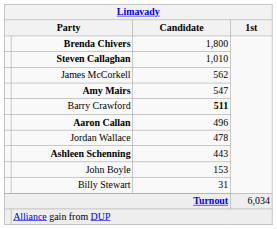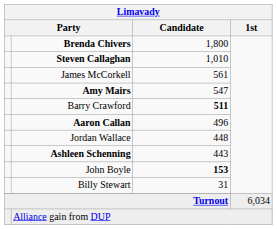(221, 75) 562 -> (221, 75) 561
(221, 138) 478 -> (221, 138) 448
(221, 169) normal -> (221, 169) bold
